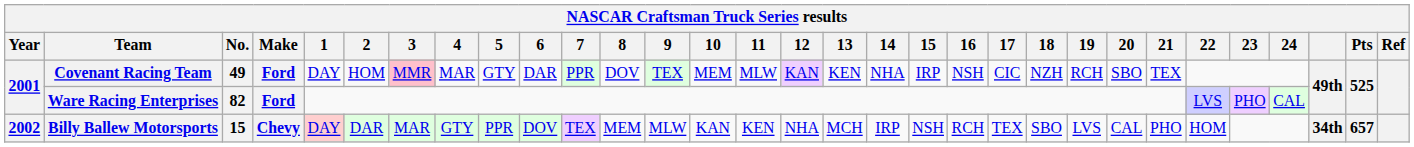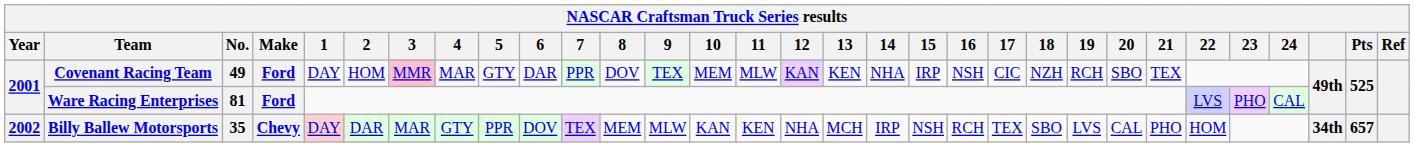(237, 100) 82 -> (237, 100) 81
(237, 127) 15 -> (237, 127) 35
